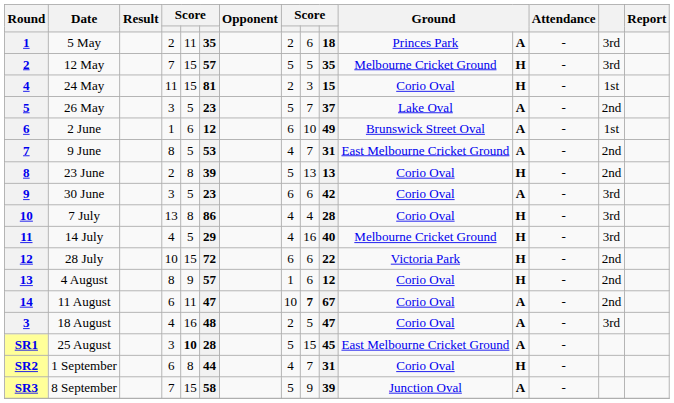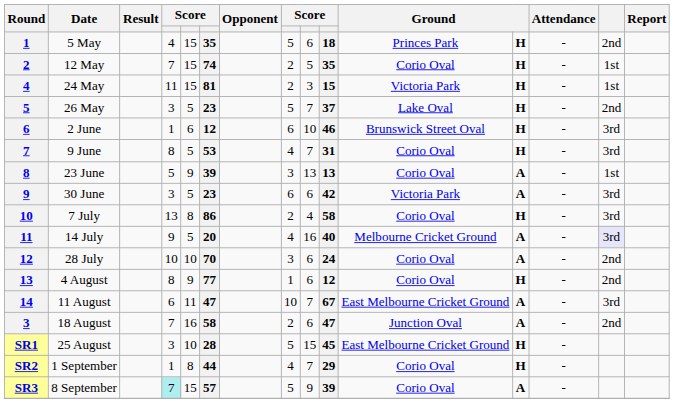(171, 43) 2 -> (171, 43) 4
(190, 43) 11 -> (190, 43) 15
(291, 43) 2 -> (291, 43) 5
(521, 43) A -> (521, 43) H
(611, 43) 3rd -> (611, 43) 2nd
(209, 64) 57 -> (209, 64) 74
(291, 64) 5 -> (291, 64) 2
(425, 64) Melbourne Cricket Ground -> (425, 64) Corio Oval
(611, 64) 3rd -> (611, 64) 1st
(425, 86) Corio Oval -> (425, 86) Victoria Park
(521, 107) A -> (521, 107) H
(329, 129) 49 -> (329, 129) 46
(521, 129) A -> (521, 129) H
(611, 129) 1st -> (611, 129) 3rd
(425, 150) East Melbourne Cricket Ground -> (425, 150) Corio Oval
(521, 150) A -> (521, 150) H
(611, 150) 2nd -> (611, 150) 3rd
(171, 172) 2 -> (171, 172) 5
(190, 172) 8 -> (190, 172) 9
(291, 172) 5 -> (291, 172) 3
(521, 172) H -> (521, 172) A
(611, 172) 2nd -> (611, 172) 1st
(425, 193) Corio Oval -> (425, 193) Victoria Park
(291, 215) 4 -> (291, 215) 2
(329, 215) 28 -> (329, 215) 58
(171, 237) 4 -> (171, 237) 9
(209, 237) 29 -> (209, 237) 20
(521, 237) H -> (521, 237) A
(611, 237) no background -> (611, 237) lavender background
(190, 258) 15 -> (190, 258) 10
(209, 258) 72 -> (209, 258) 70
(291, 258) 6 -> (291, 258) 3
(329, 258) 22 -> (329, 258) 24
(425, 258) Victoria Park -> (425, 258) Corio Oval
(521, 258) H -> (521, 258) A
(209, 280) 57 -> (209, 280) 77
(310, 301) bold -> (310, 301) normal
(425, 301) Corio Oval -> (425, 301) East Melbourne Cricket Ground
(611, 301) 2nd -> (611, 301) 3rd
(171, 323) 4 -> (171, 323) 7
(209, 323) 48 -> (209, 323) 58
(310, 323) 5 -> (310, 323) 6
(425, 323) Corio Oval -> (425, 323) Junction Oval
(611, 323) 3rd -> (611, 323) 2nd
(190, 344) bold -> (190, 344) normal
(521, 344) A -> (521, 344) H
(171, 366) 6 -> (171, 366) 1
(329, 366) 31 -> (329, 366) 29
(171, 387) no background -> (171, 387) paleturquoise background
(209, 387) 58 -> (209, 387) 57
(425, 387) Junction Oval -> (425, 387) Corio Oval
